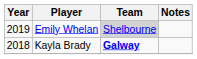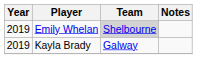(18, 45) 2018 -> (18, 45) 2019
(121, 45) bold -> (120, 45) normal
